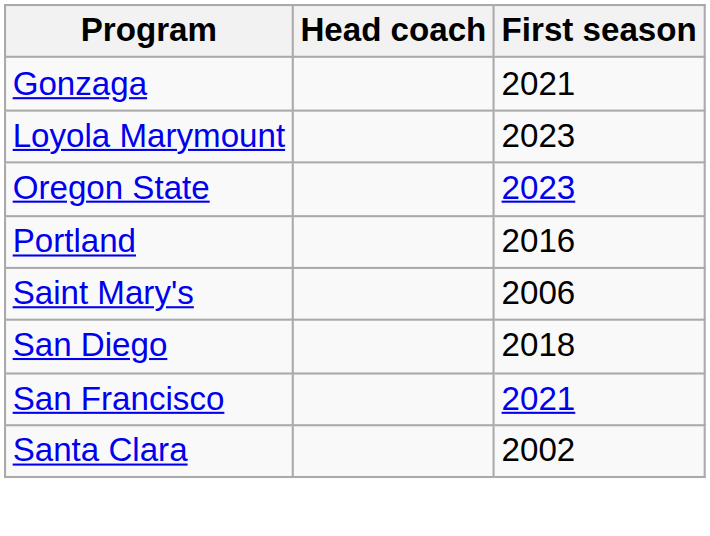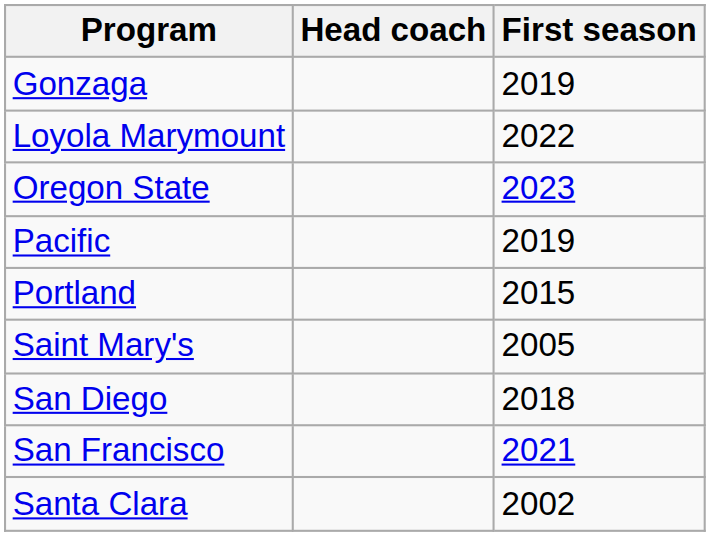(538, 83) 2021 -> (538, 83) 2019
(538, 135) 2023 -> (538, 135) 2022
+ row: (61, 240)
(538, 240) 2016 -> (538, 293) 2015
(538, 293) 2006 -> (538, 345) 2005
